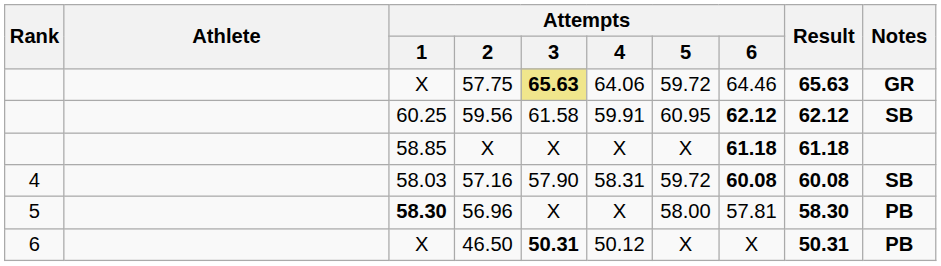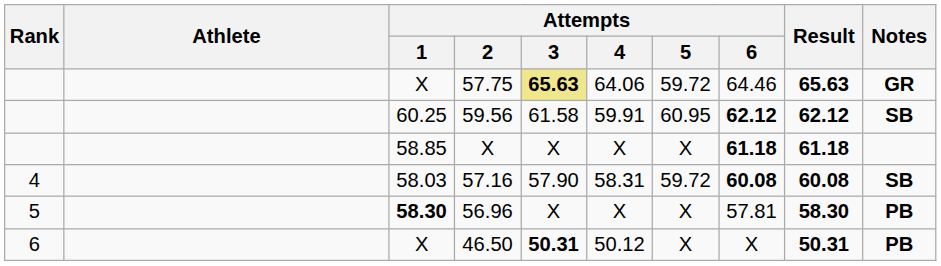(686, 212) 58.00 -> (686, 212) X
